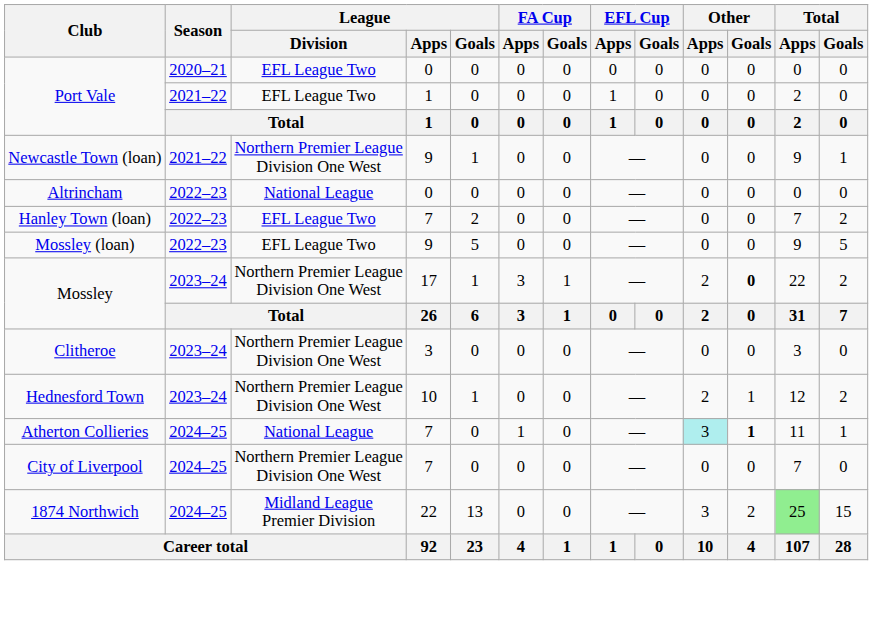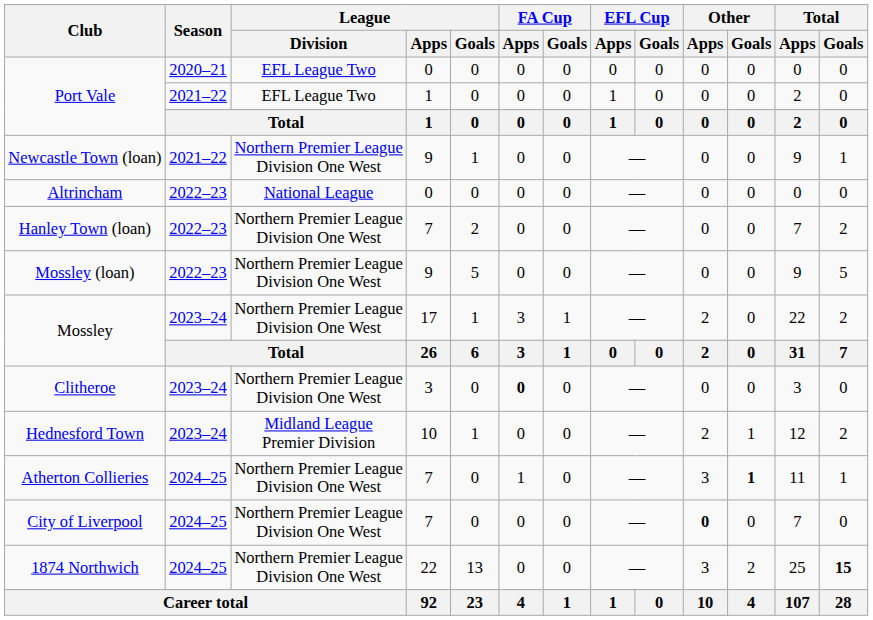(319, 219) EFL League Two -> (319, 228) Northern Premier League Division One West
(319, 245) EFL League Two -> (319, 273) Northern Premier League Division One West
(751, 280) bold -> (751, 317) normal
(521, 351) normal -> (521, 388) bold
(319, 396) Northern Premier League Division One West -> (319, 433) Midland League Premier Division
(319, 431) National League -> (319, 477) Northern Premier League Division One West
(705, 431) paleturquoise background -> (705, 477) no background
(705, 466) normal -> (705, 522) bold
(319, 511) Midland League Premier Division -> (319, 567) Northern Premier League Division One West
(797, 511) lightgreen background -> (797, 567) no background
(843, 511) normal -> (843, 567) bold
